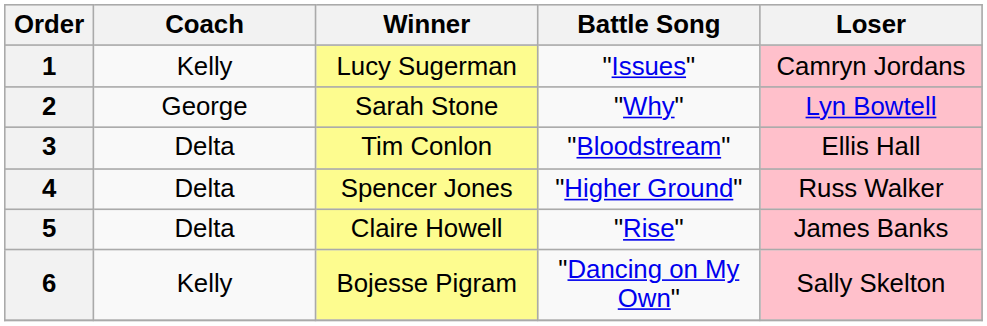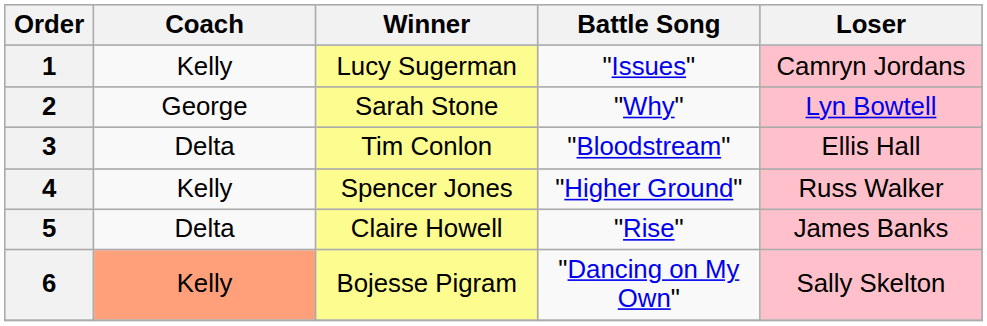(205, 188) Delta -> (205, 188) Kelly
(205, 284) no background -> (205, 284) lightsalmon background
